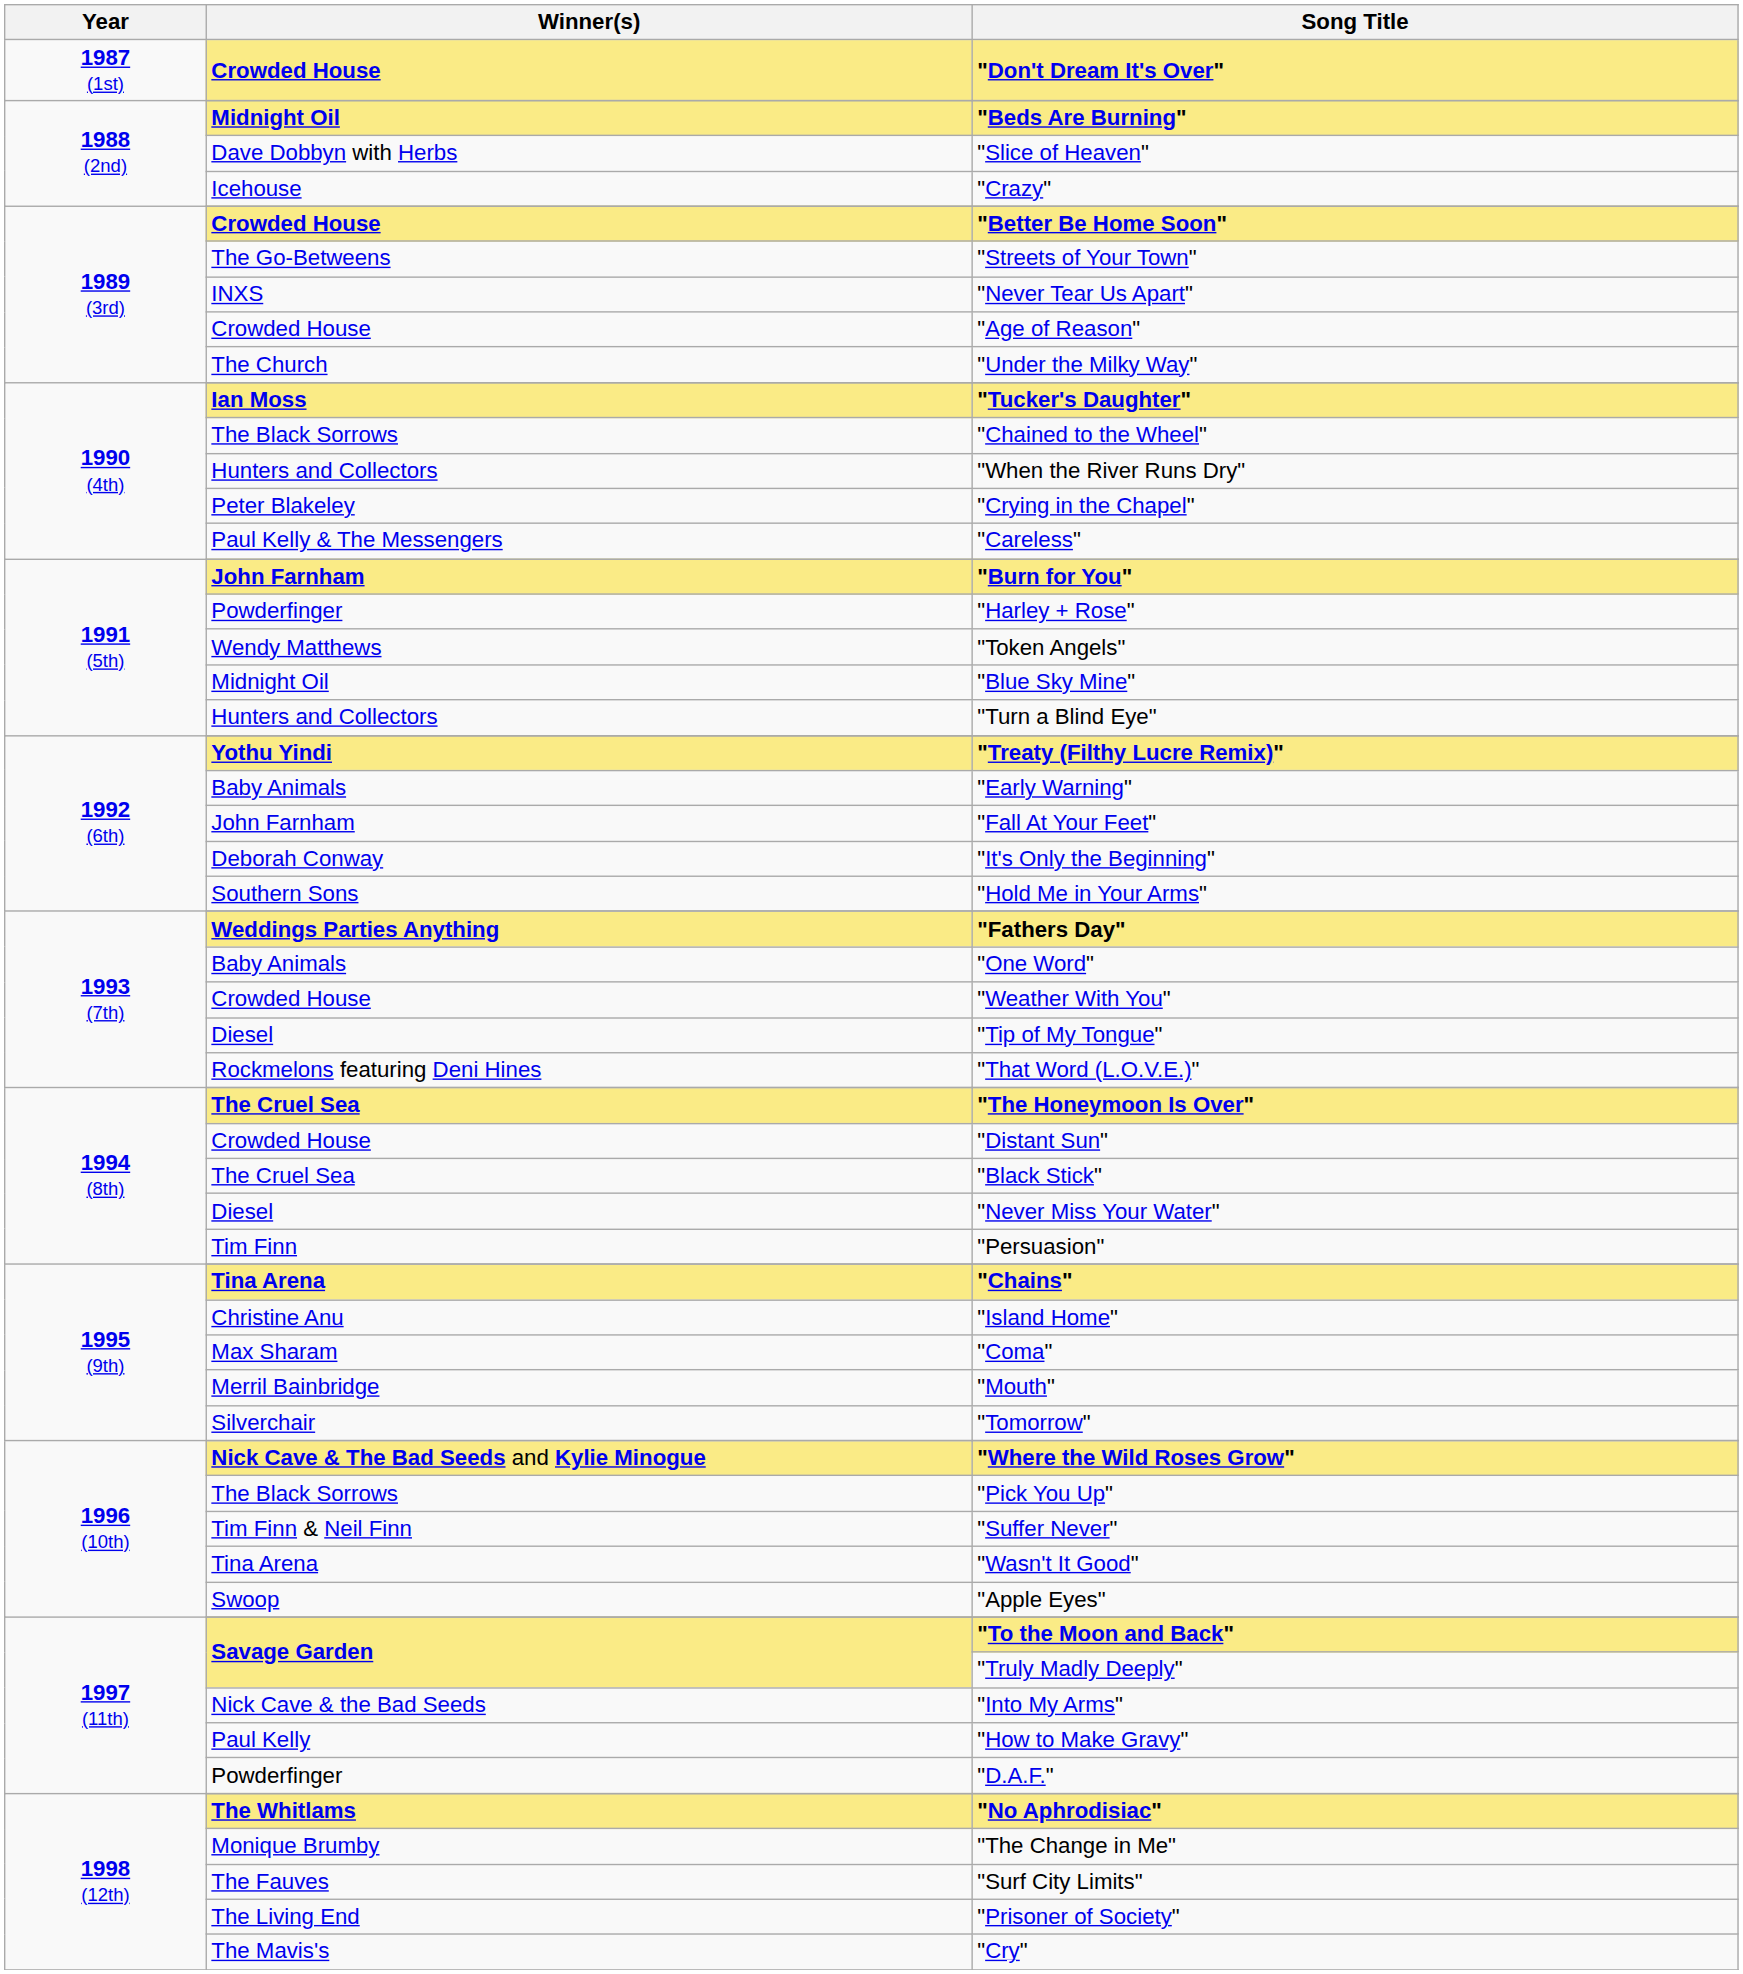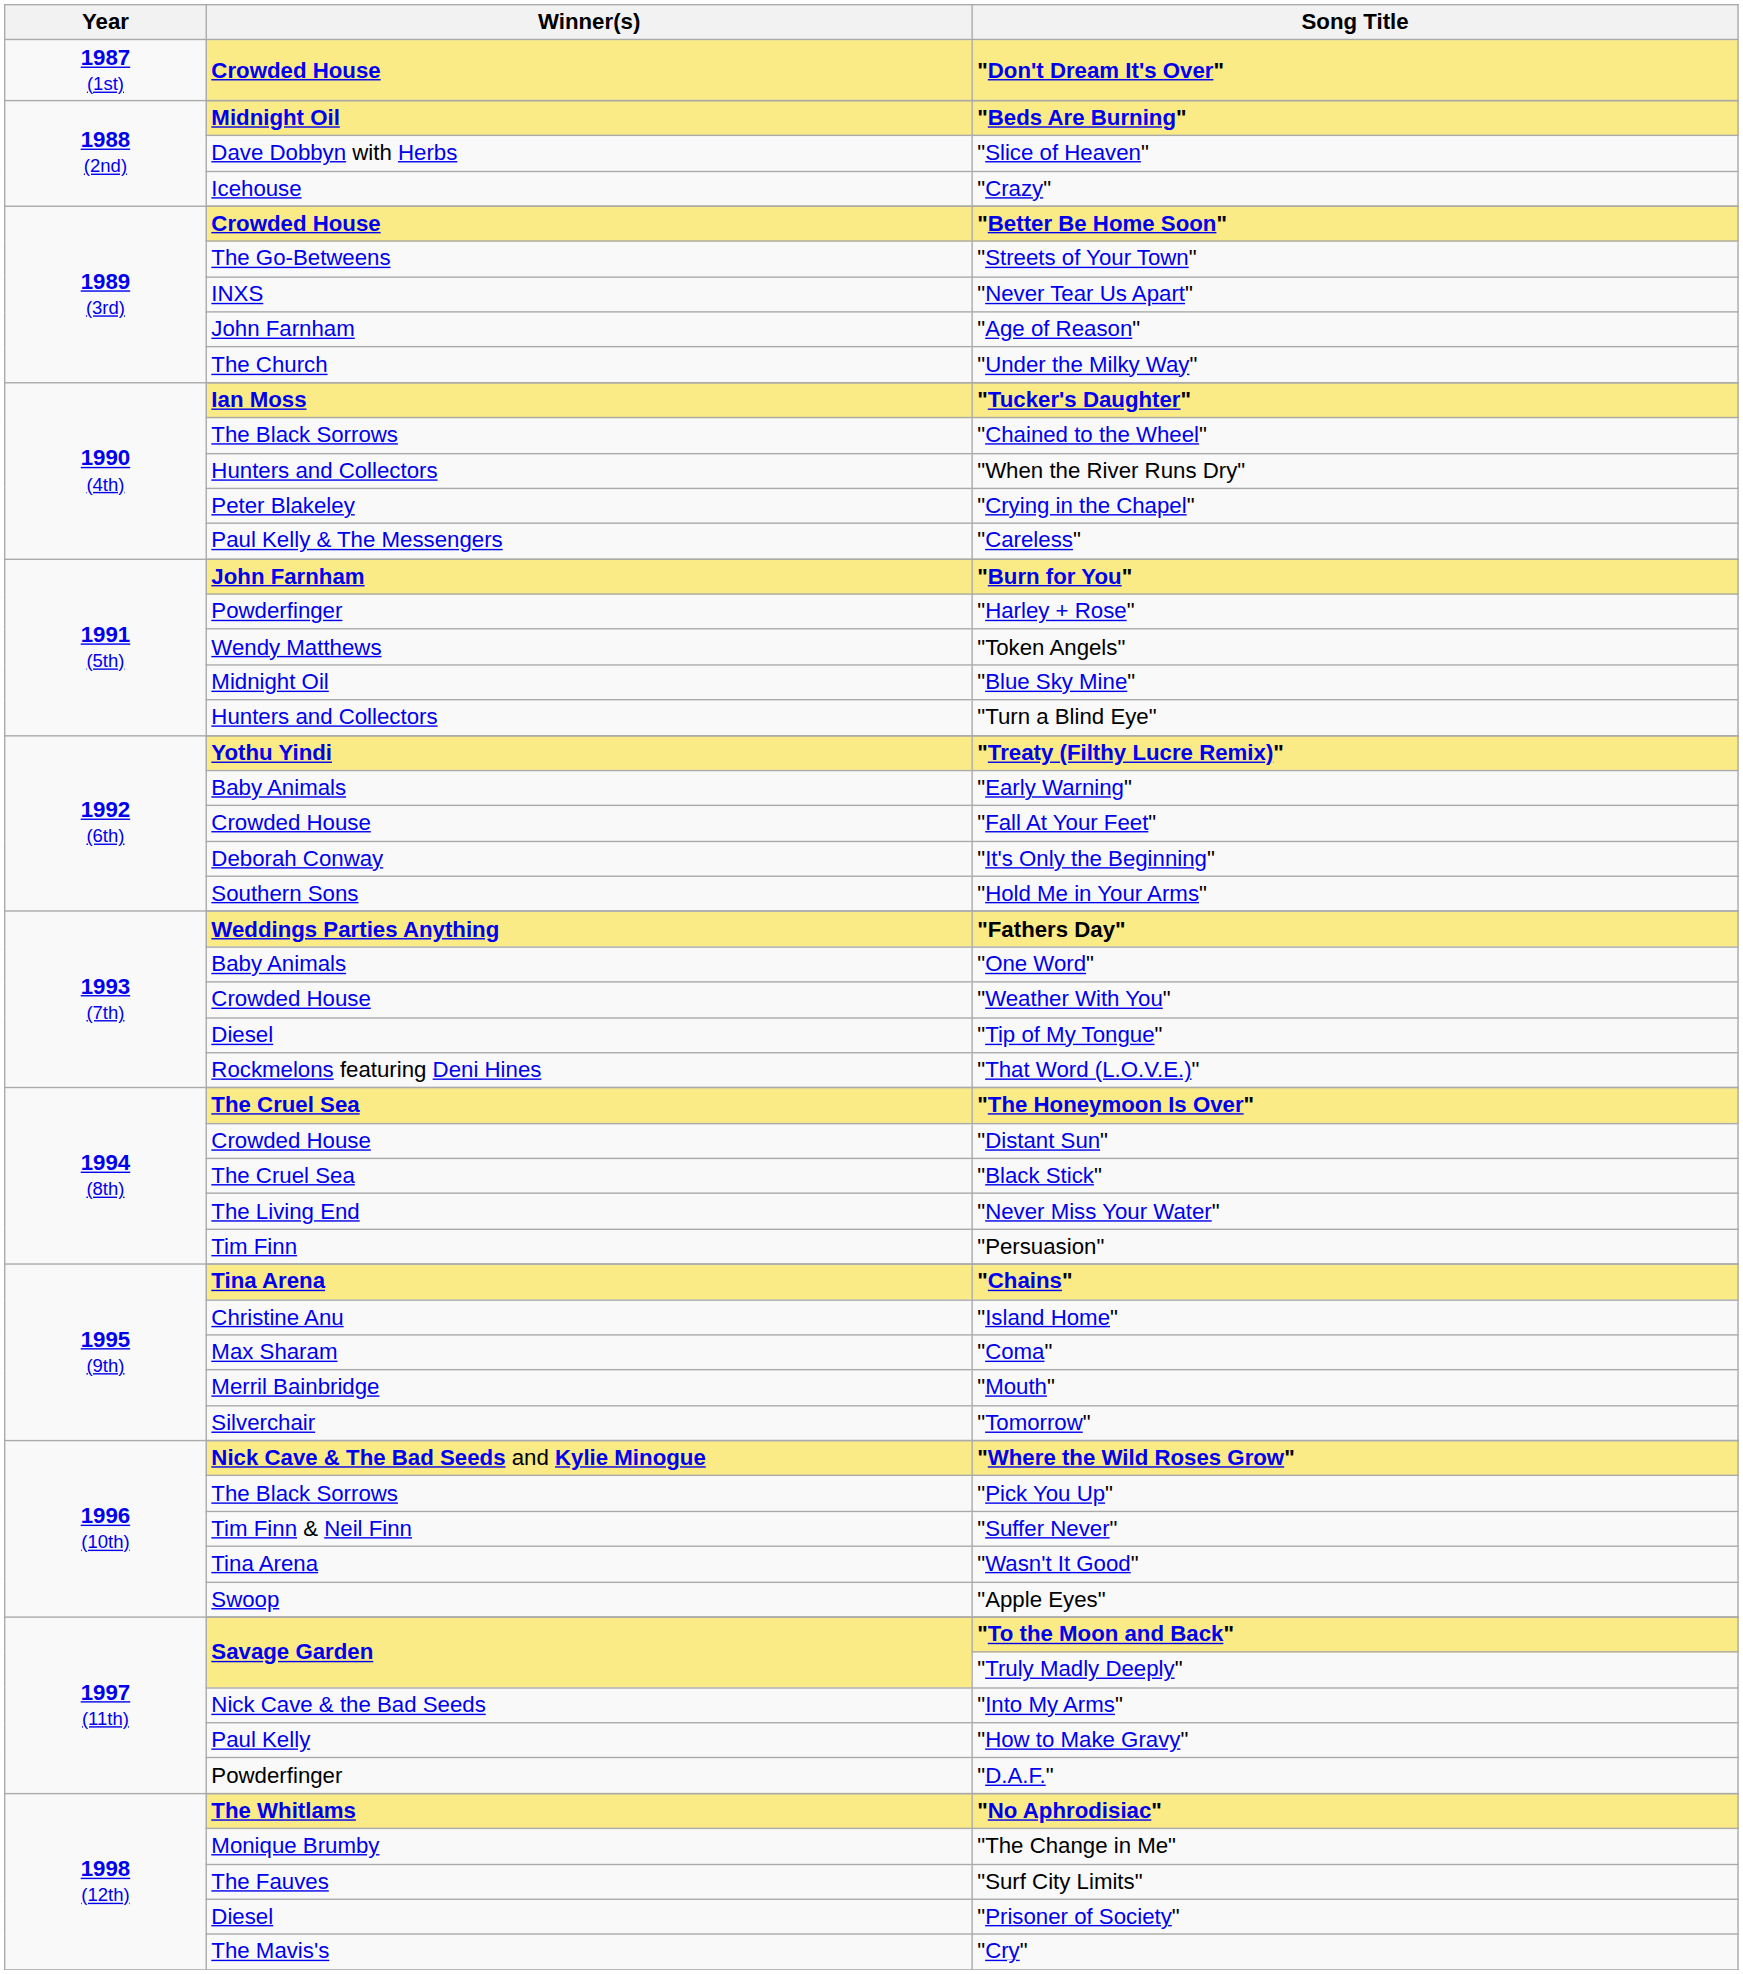(291, 329) Crowded House -> (283, 329) John Farnham
(283, 823) John Farnham -> (291, 823) Crowded House
(242, 1211) Diesel -> (286, 1211) The Living End
(286, 1916) The Living End -> (242, 1916) Diesel
